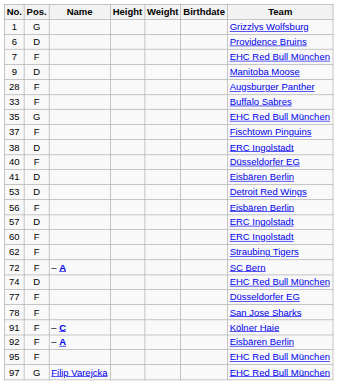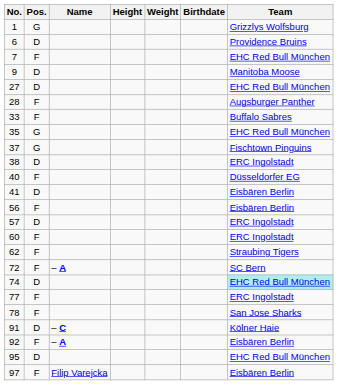+ row: (14, 87)
(37, 132) F -> (37, 147) G
- row: (14, 192)
(280, 282) no background -> (280, 282) paleturquoise background
(265, 298) Düsseldorfer EG -> (262, 298) ERC Ingolstadt
(37, 328) F -> (37, 328) D
(37, 358) F -> (37, 358) D
(37, 373) G -> (37, 373) F
(280, 373) EHC Red Bull München -> (262, 373) Eisbären Berlin
